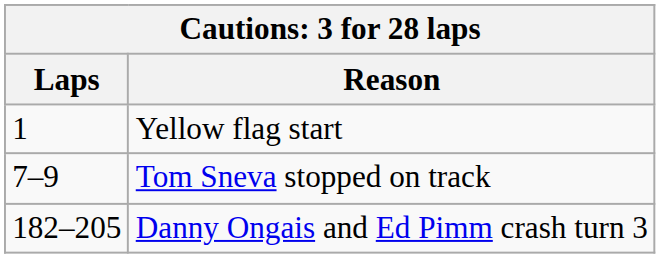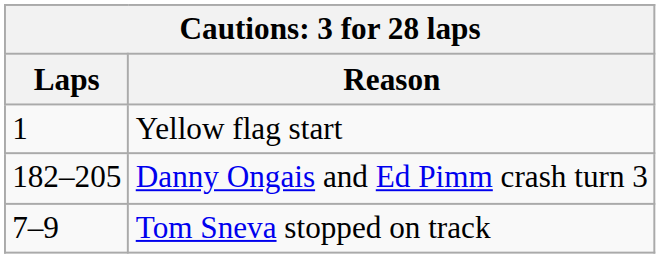rows swapped: (313, 177) <-> (392, 227)
